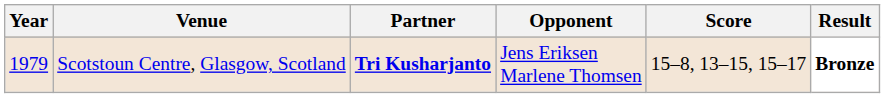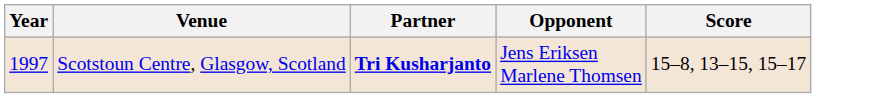- column: (845, 20)
(29, 64) 1979 -> (29, 64) 1997
